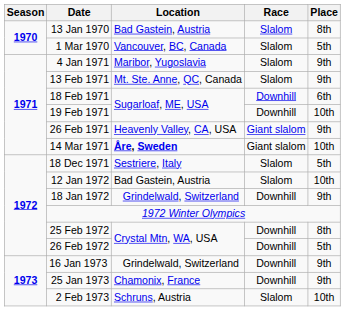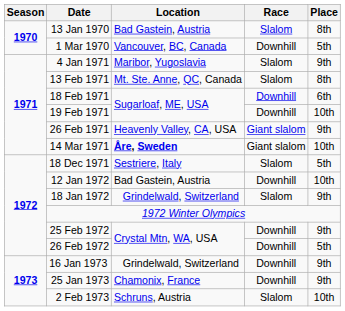(276, 46) Slalom -> (276, 46) Downhill
(324, 79) 9th -> (324, 79) 8th
(276, 180) Slalom -> (276, 180) Downhill
(276, 197) Downhill -> (276, 197) Slalom
(324, 230) 8th -> (324, 230) 9th
